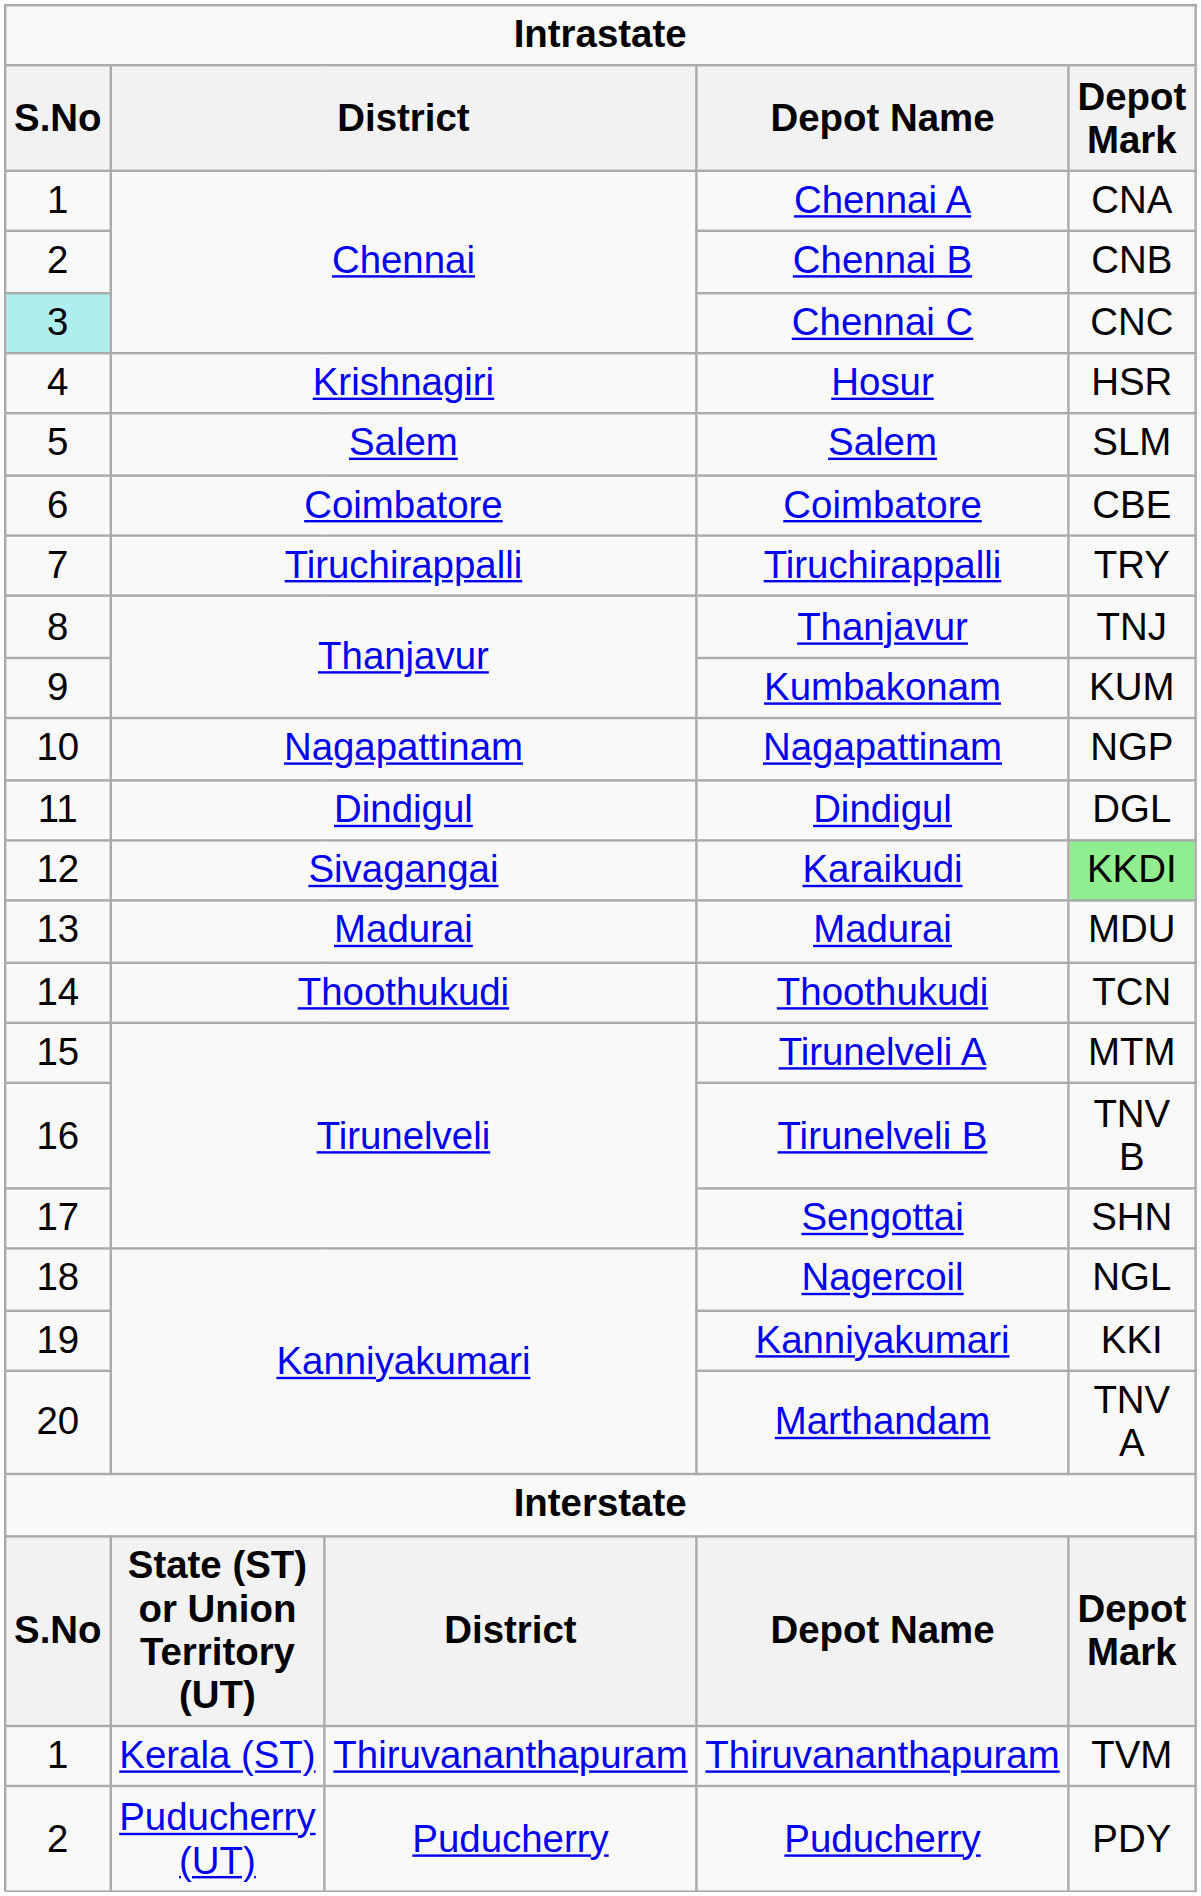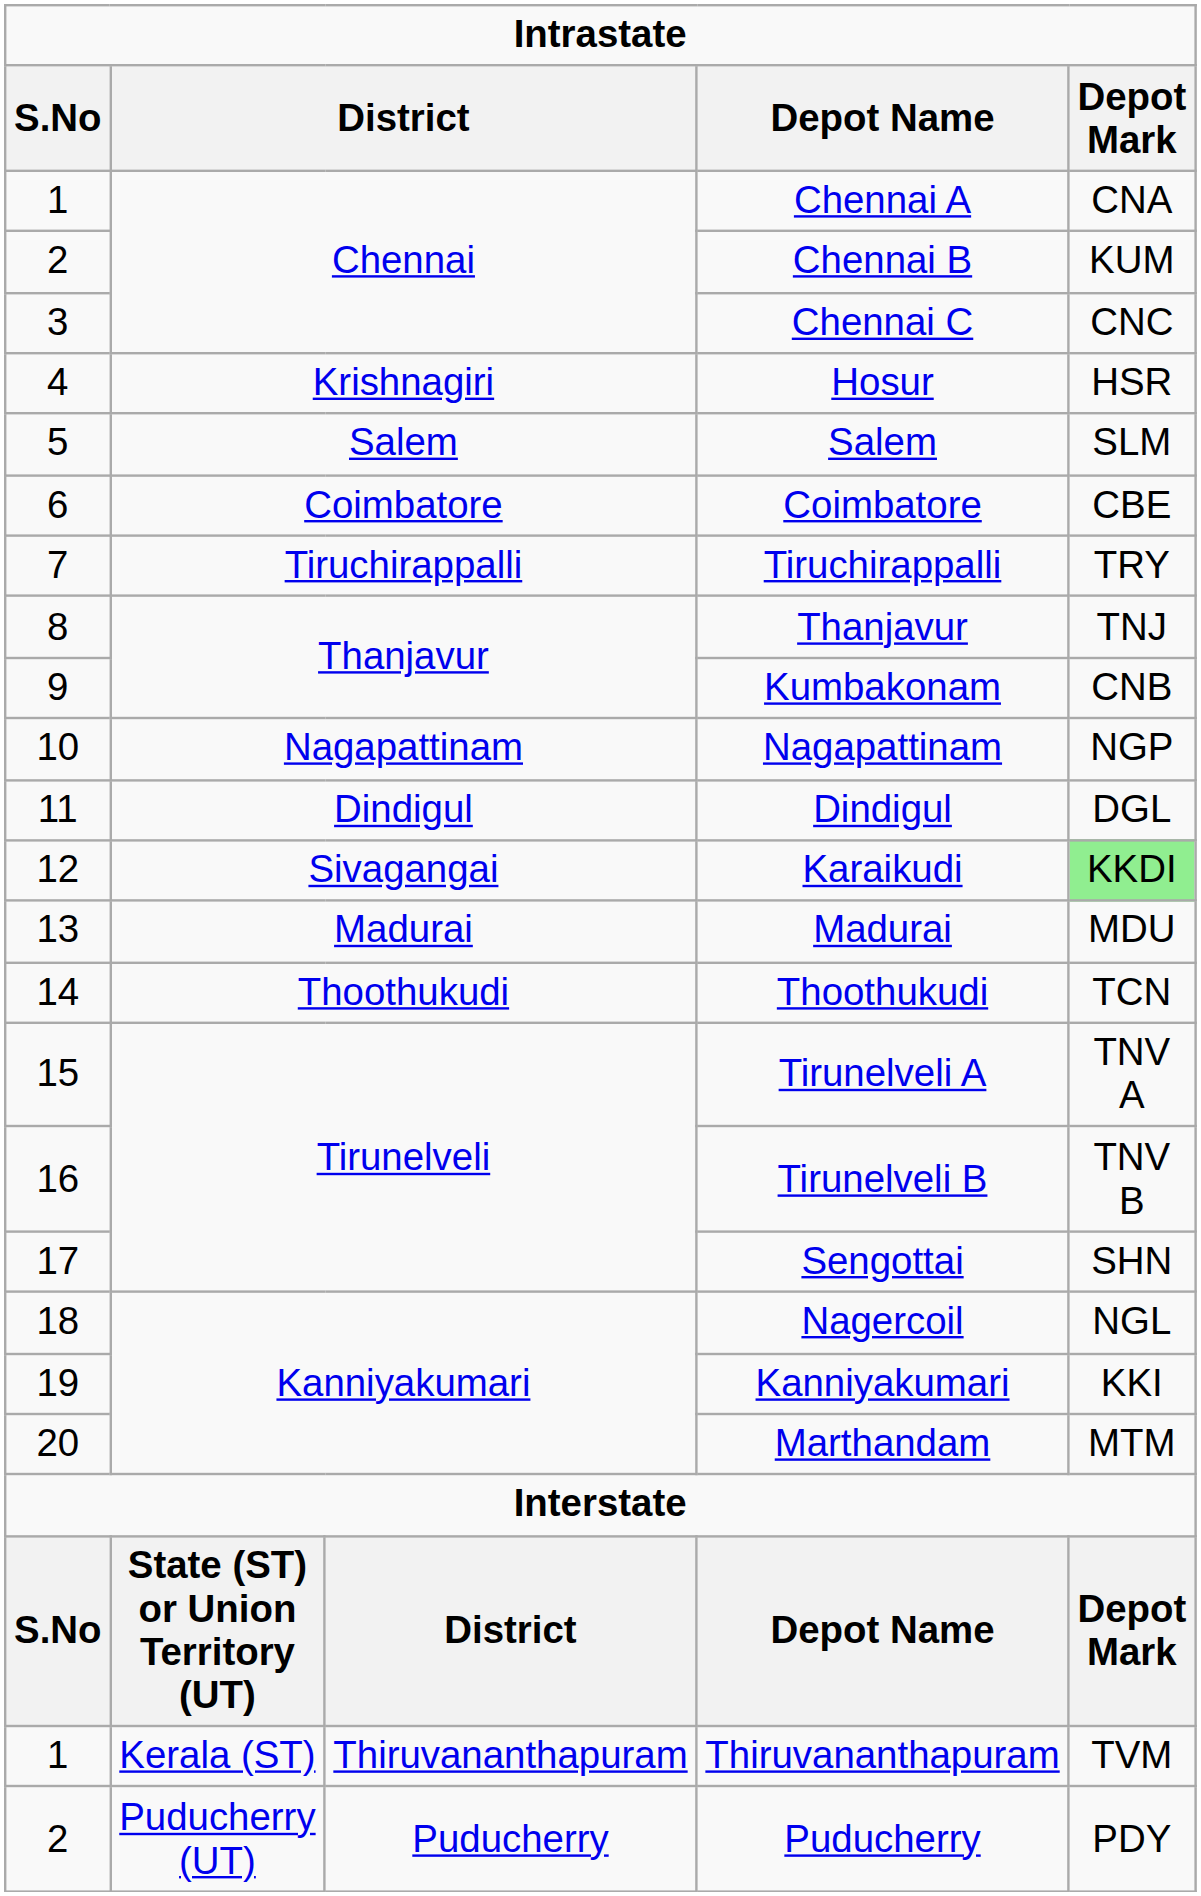(1132, 260) CNB -> (1132, 260) KUM
(58, 321) paleturquoise background -> (58, 321) no background
(1132, 687) KUM -> (1132, 687) CNB
(1132, 1052) MTM -> (1132, 1074) TNV A
(1132, 1421) TNV A -> (1132, 1443) MTM
